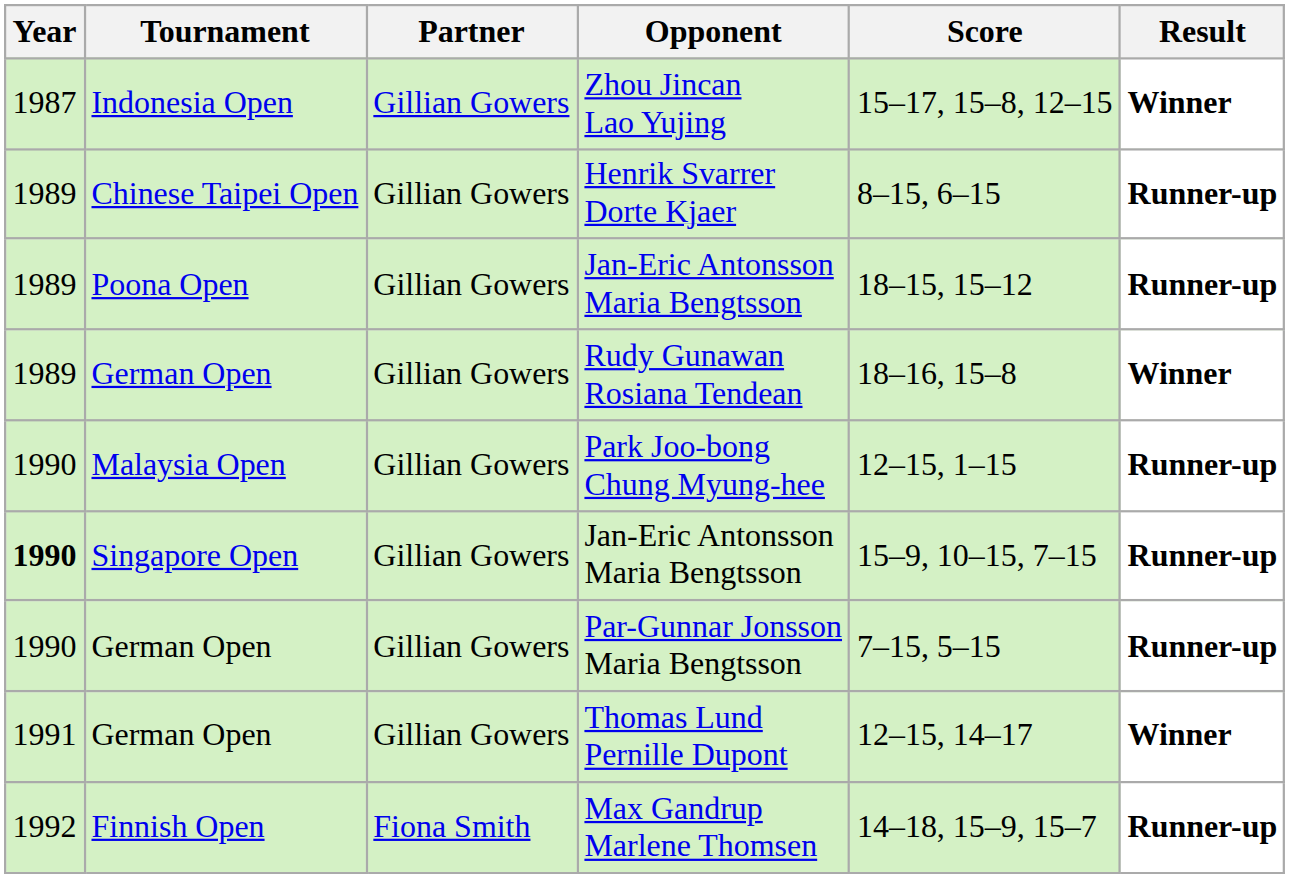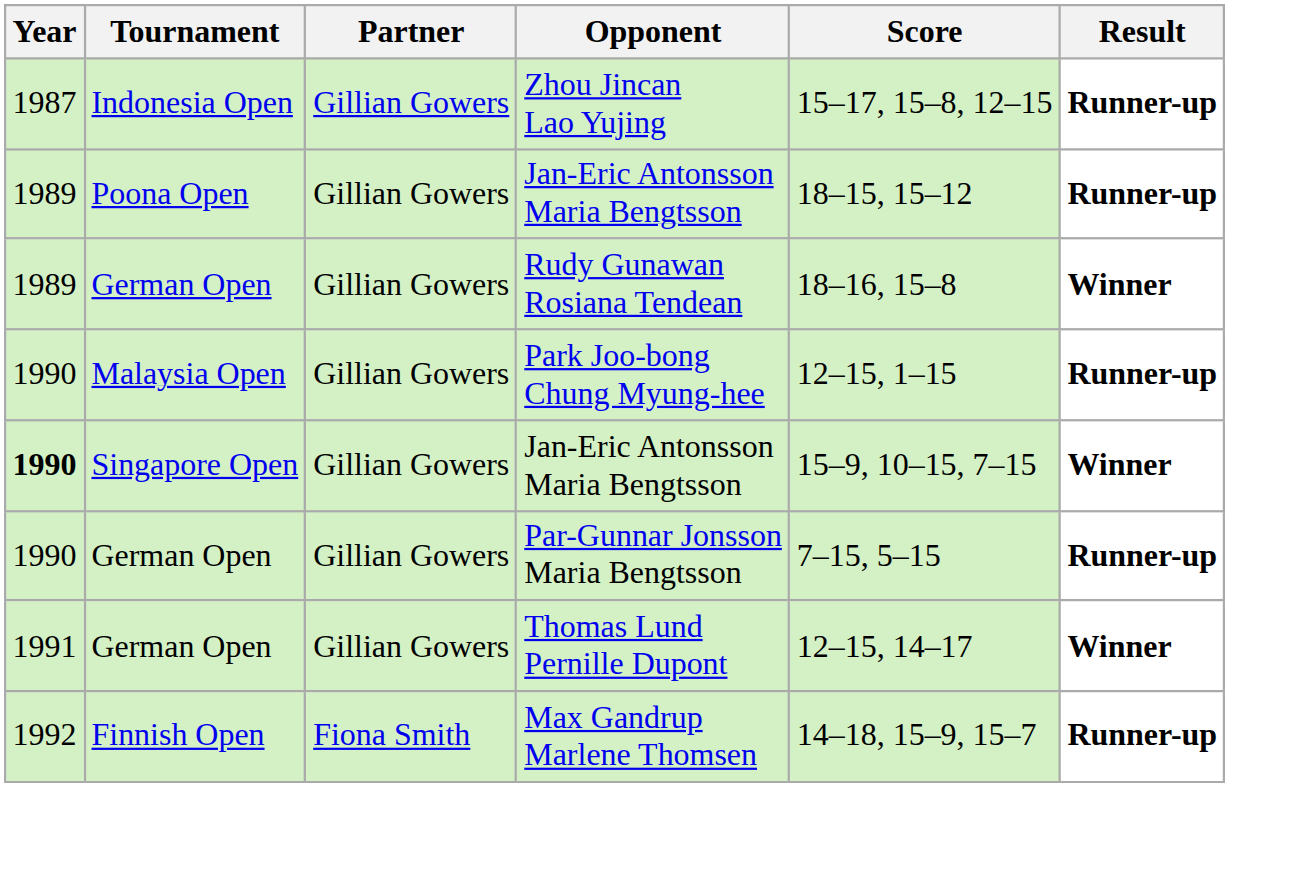(1180, 102) Winner -> (1142, 102) Runner-up
- row: (225, 193)
(1202, 555) Runner-up -> (1119, 464) Winner
